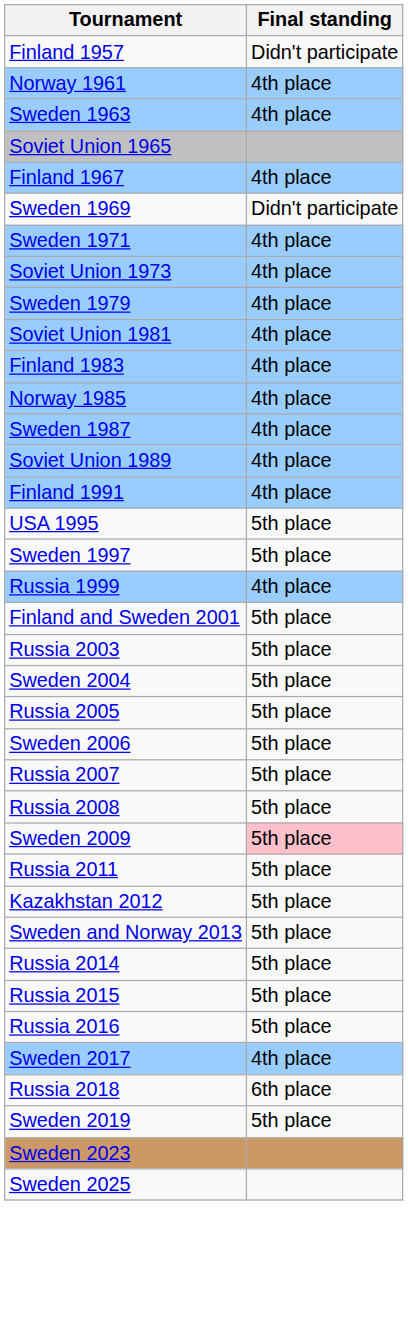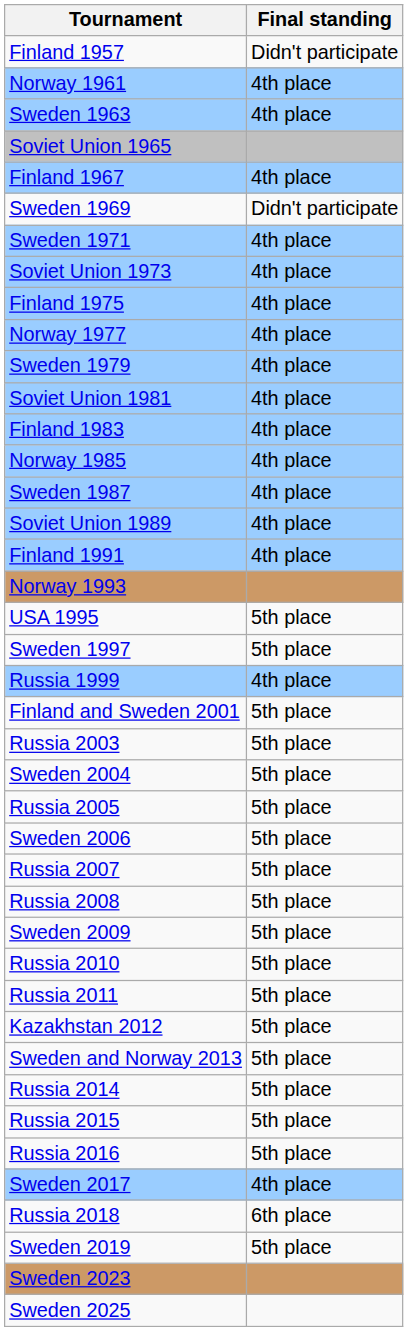+ row: (67, 303)
+ row: (68, 334)
+ row: (68, 586)
(291, 838) pink background -> (291, 932) no background
+ row: (64, 964)
